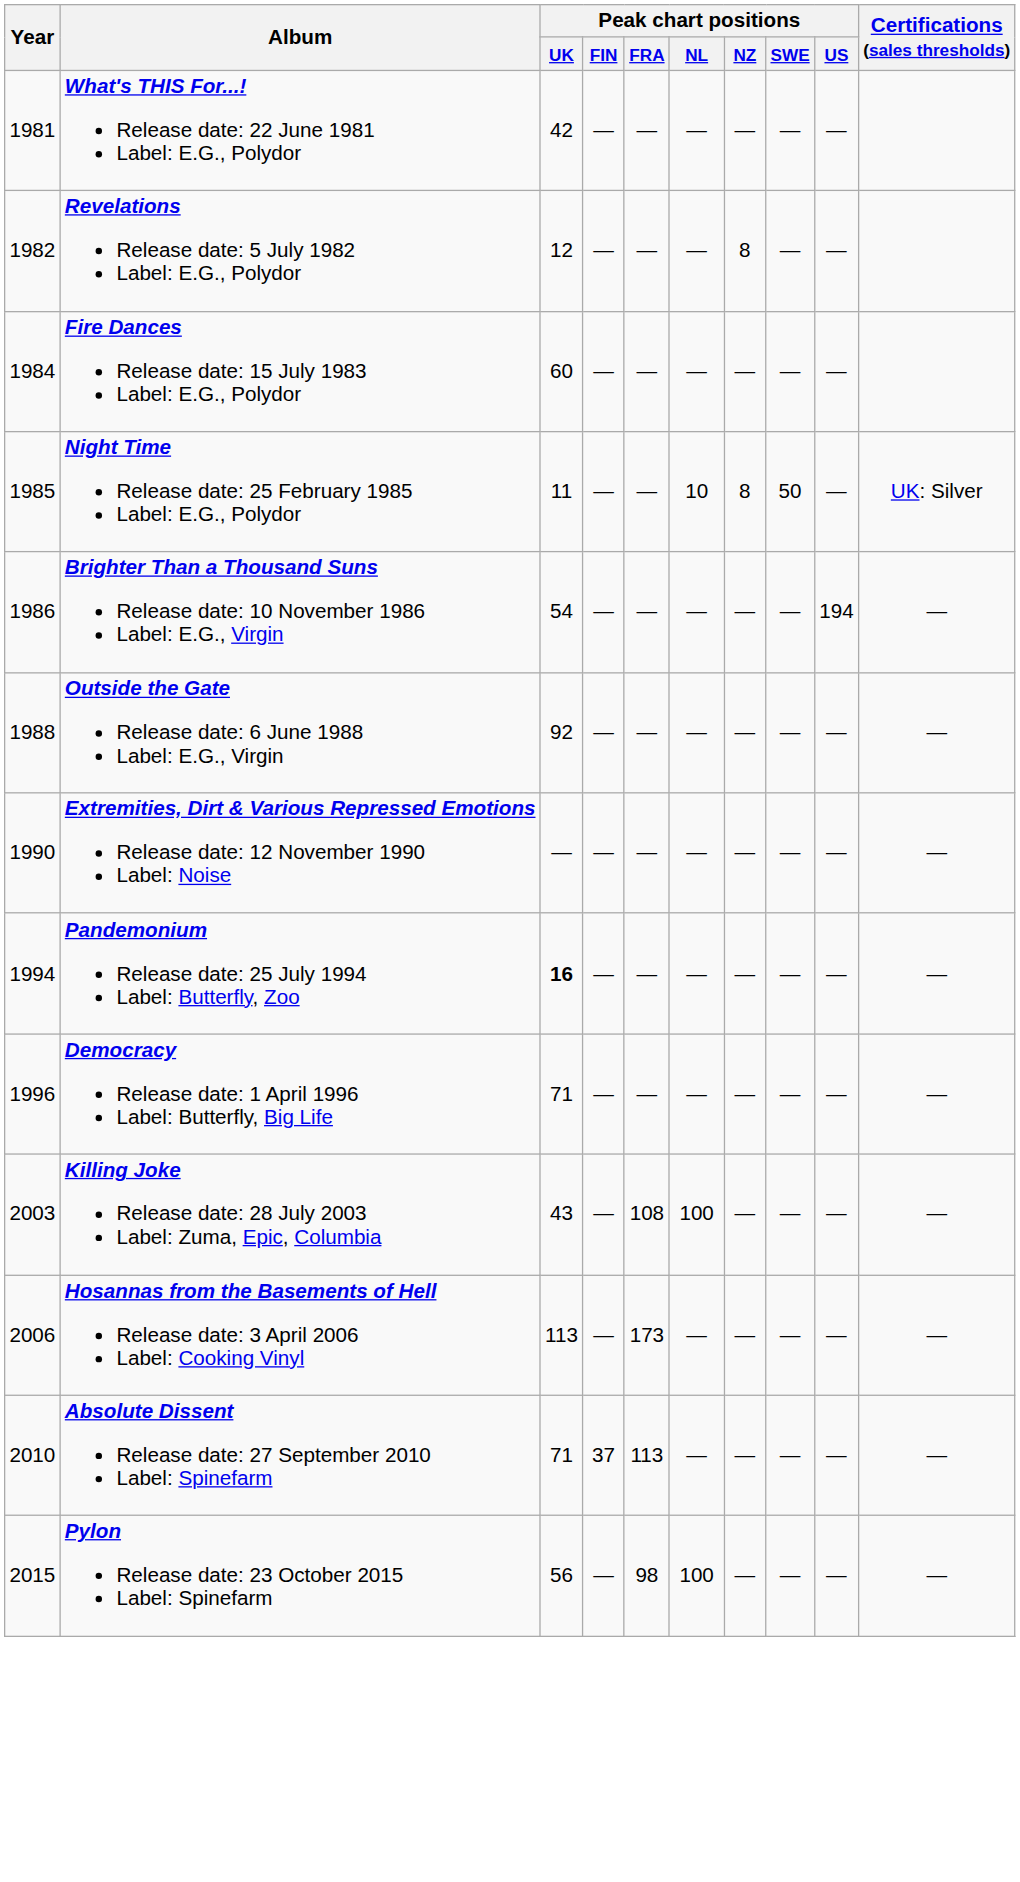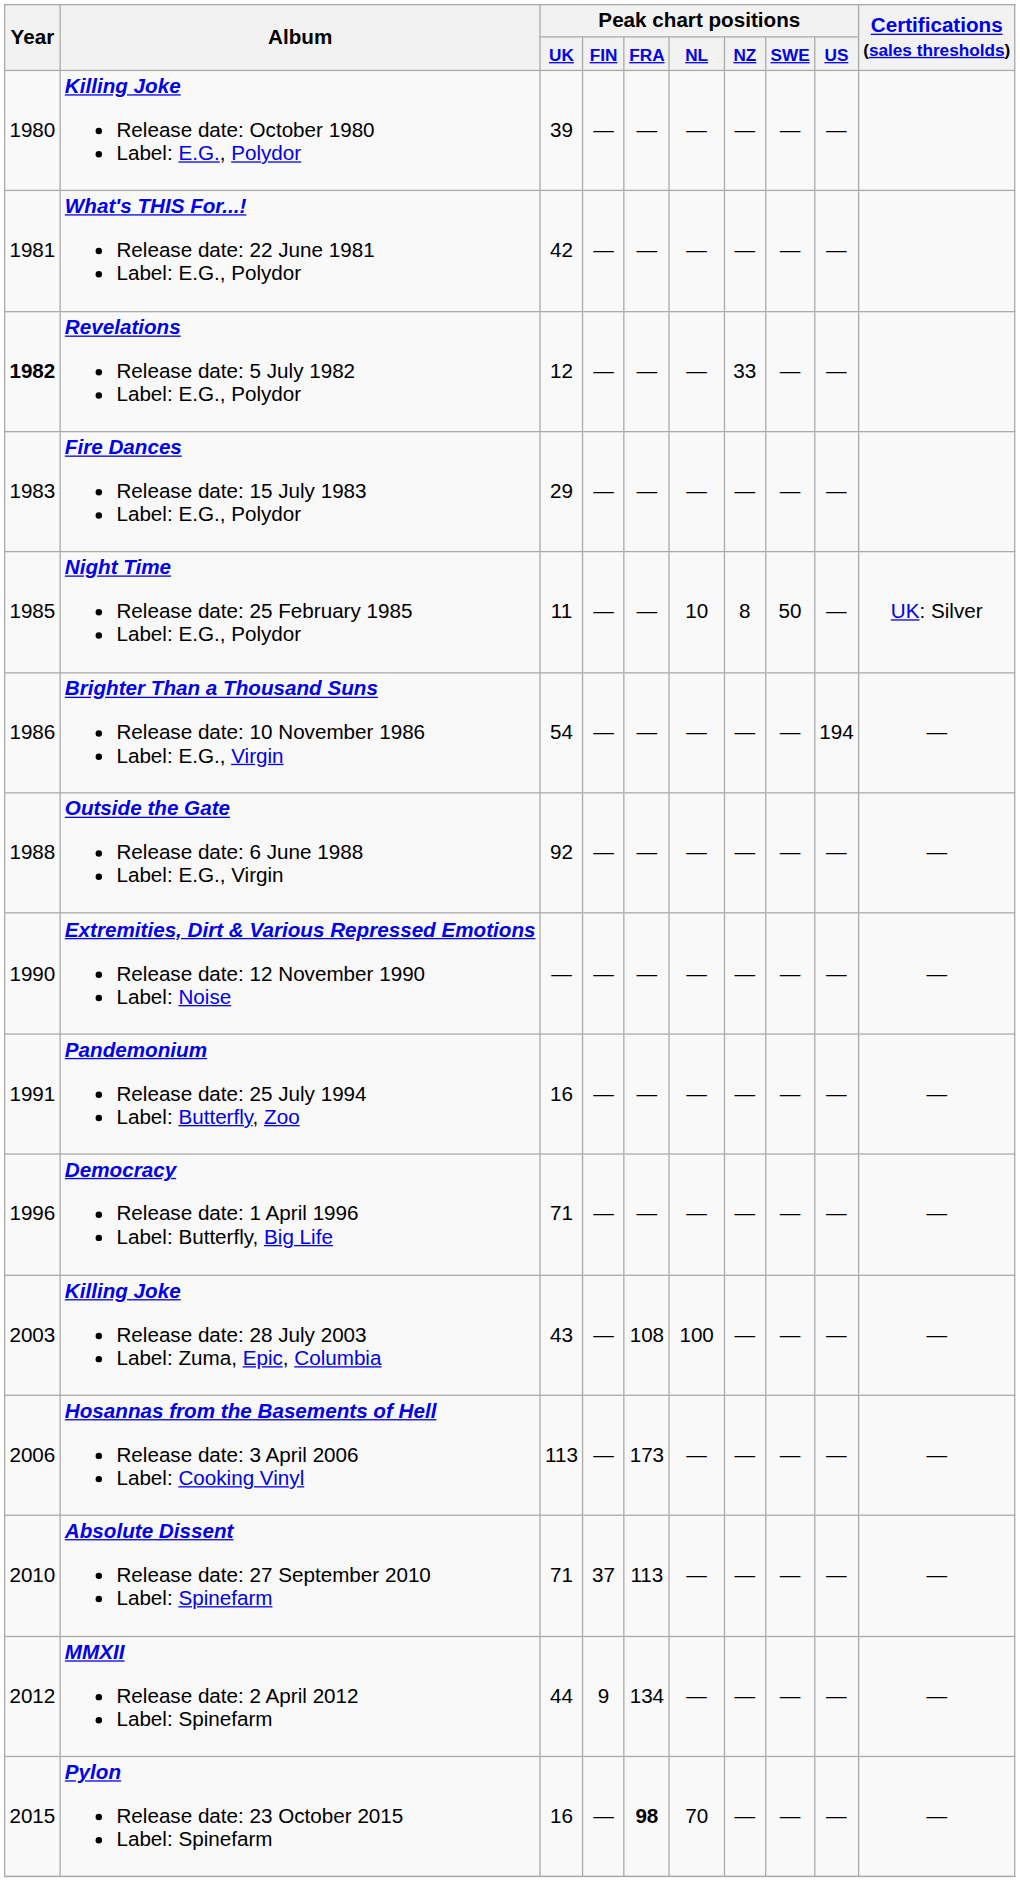+ row: (300, 120)
(32, 250) normal -> (32, 371) bold
(745, 250) 8 -> (745, 371) 33
(32, 371) 1984 -> (32, 491) 1983
(561, 371) 60 -> (561, 491) 29
(32, 973) 1994 -> (32, 1093) 1991
(561, 973) bold -> (561, 1093) normal
+ row: (300, 1686)
(561, 1575) 56 -> (561, 1816) 16
(647, 1575) normal -> (647, 1816) bold
(697, 1575) 100 -> (697, 1816) 70
